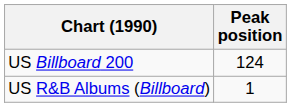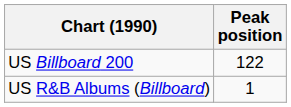(250, 62) 124 -> (250, 62) 122
